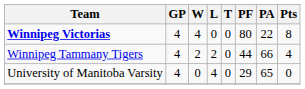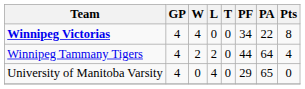(246, 34) 80 -> (246, 34) 34
(267, 53) 66 -> (267, 53) 64
